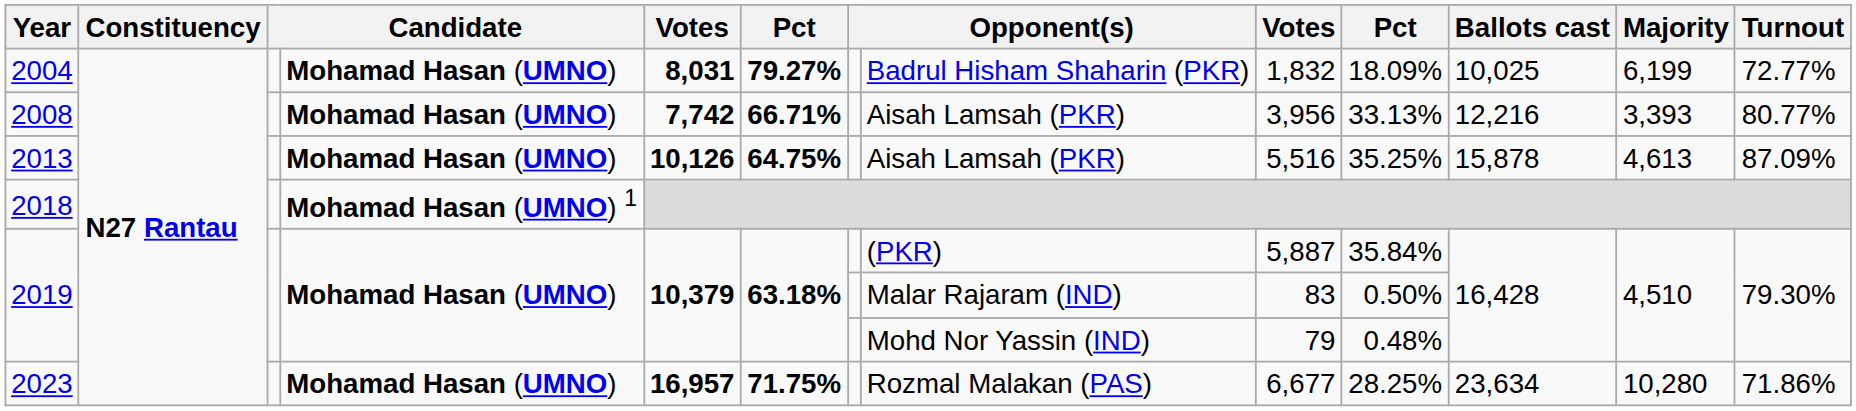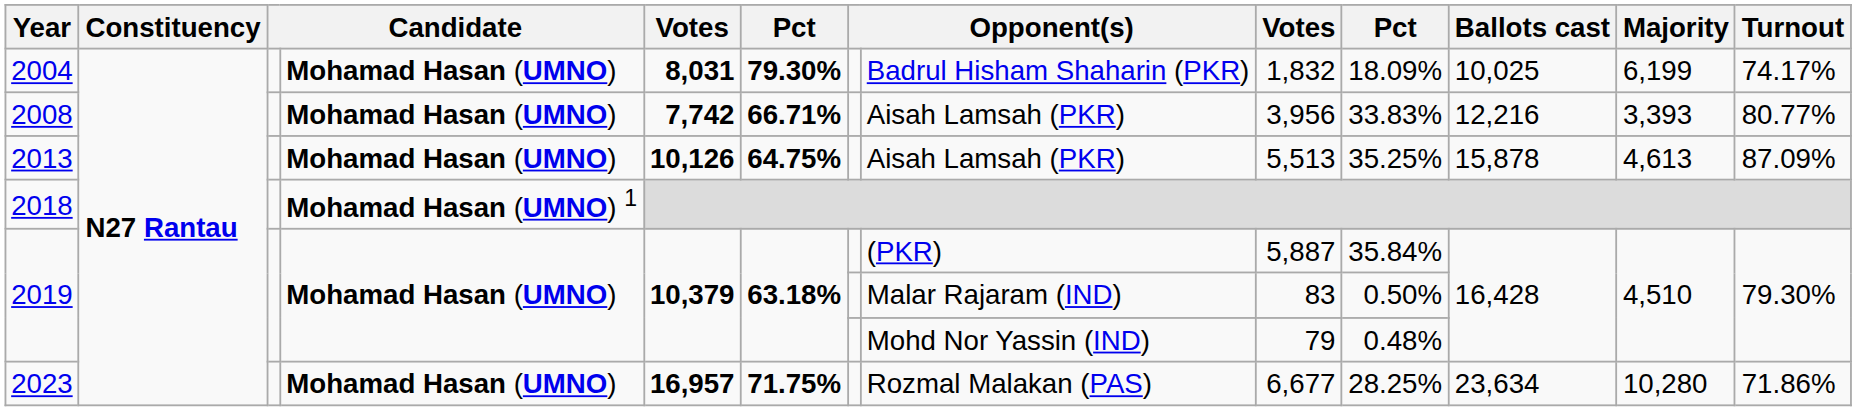(794, 71) 79.27% -> (794, 71) 79.30%
(1789, 71) 72.77% -> (1789, 71) 74.17%
(1395, 114) 33.13% -> (1395, 114) 33.83%
(1301, 158) 5,516 -> (1301, 158) 5,513
